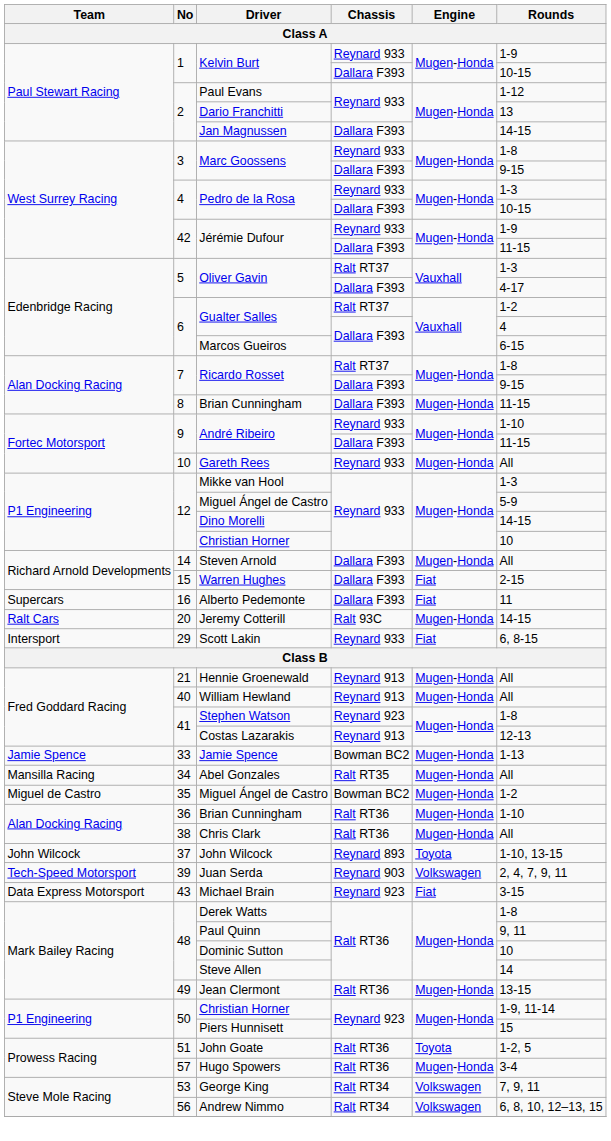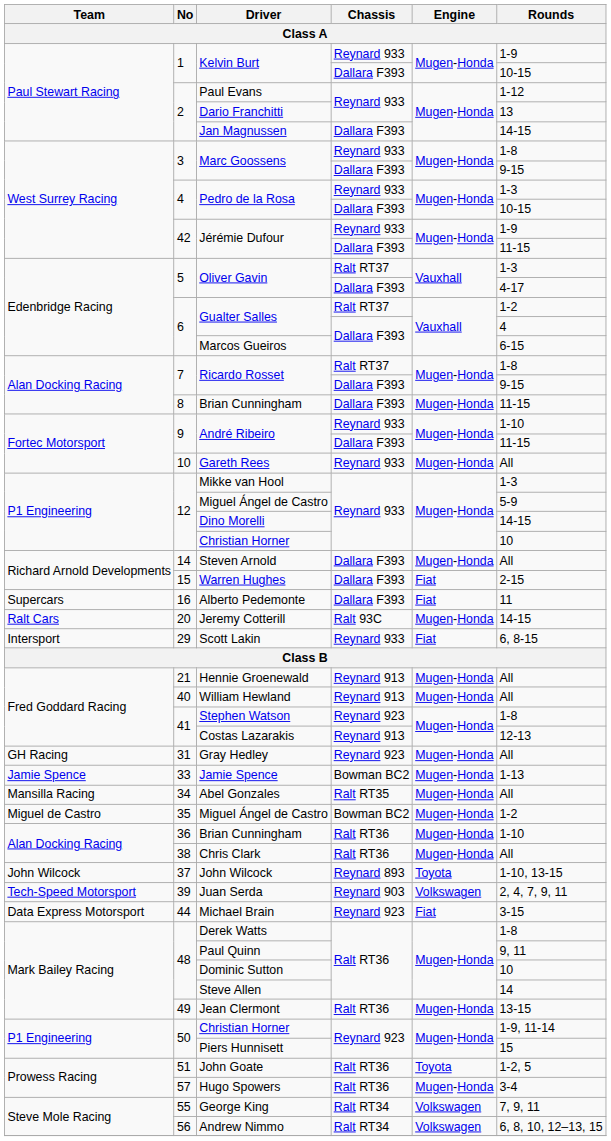+ row: (234, 755)
(184, 892) 43 -> (184, 911) 44
(184, 1087) 53 -> (184, 1106) 55
